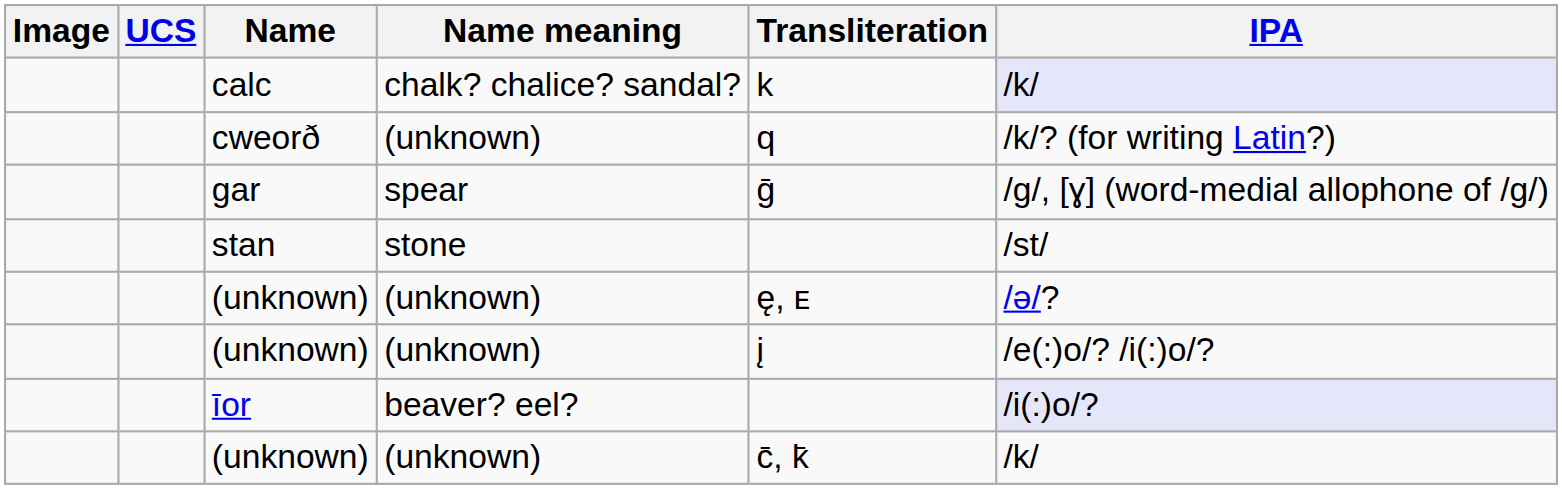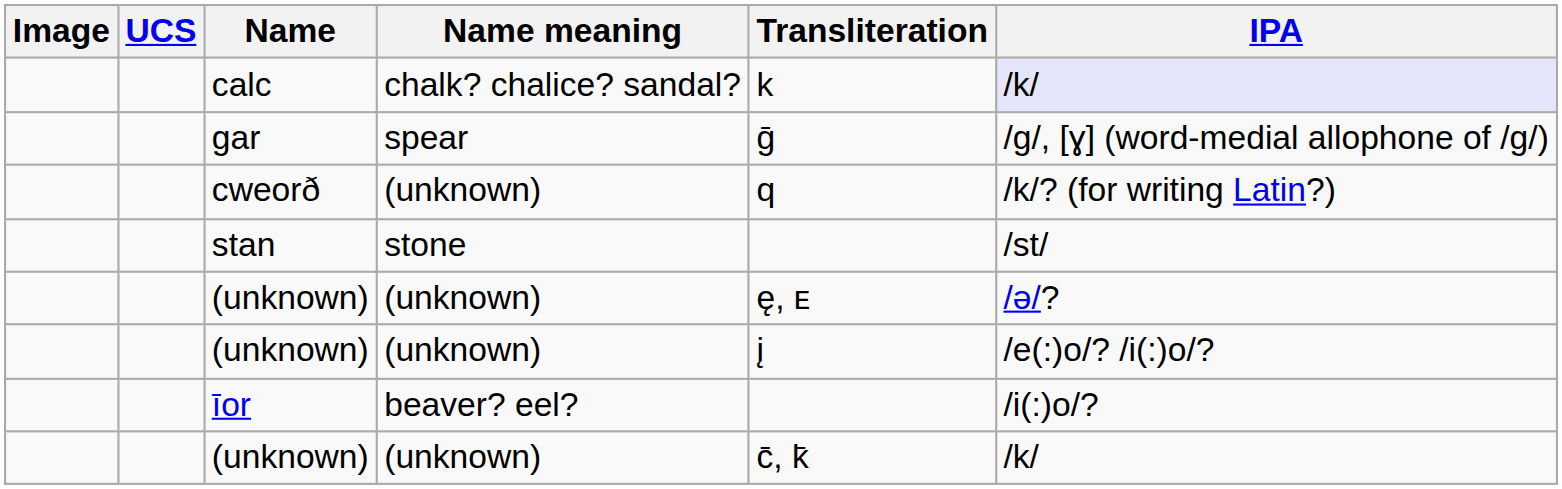rows swapped: (236, 191) <-> (266, 137)
(1051, 404) lavender background -> (1051, 404) no background
